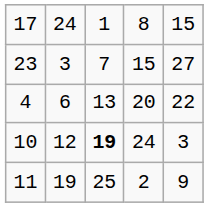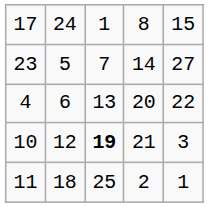(65, 64) 3 -> (65, 64) 5
(144, 64) 15 -> (144, 64) 14
(144, 143) 24 -> (144, 143) 21
(65, 182) 19 -> (65, 182) 18
(183, 182) 9 -> (183, 182) 1
